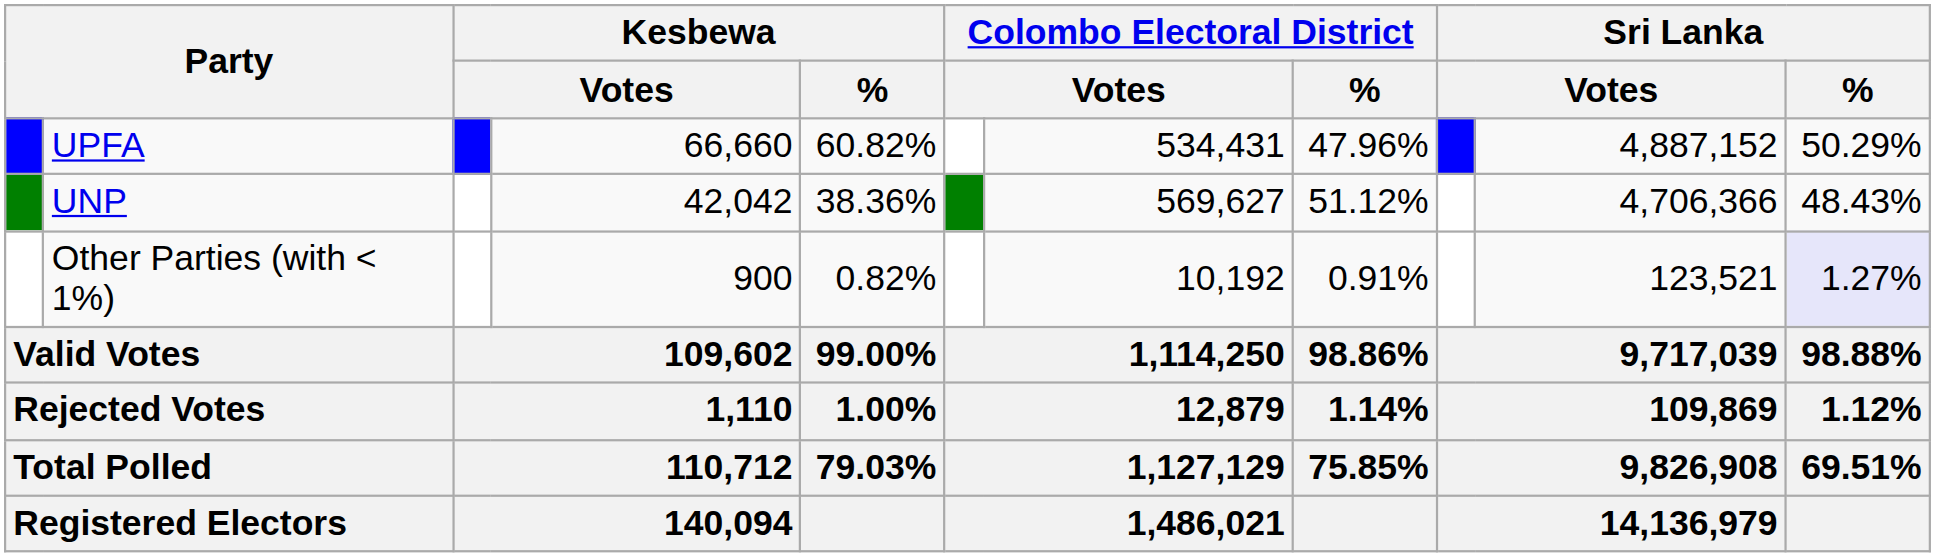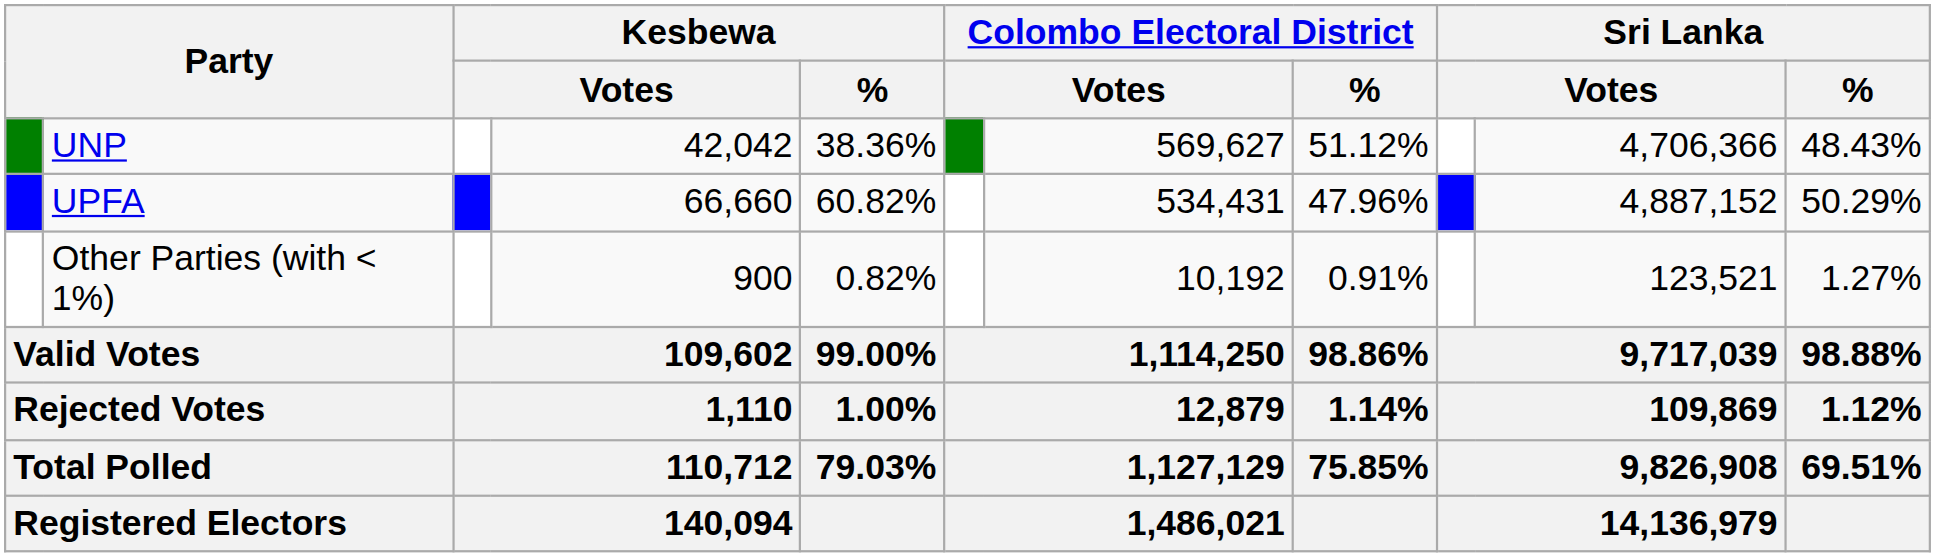rows swapped: (98, 145) <-> (89, 201)
(1871, 277) lavender background -> (1871, 277) no background
